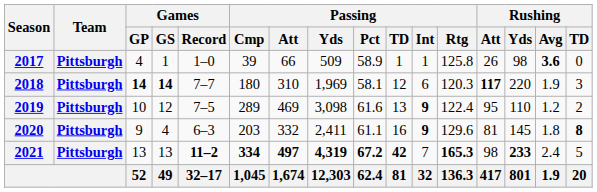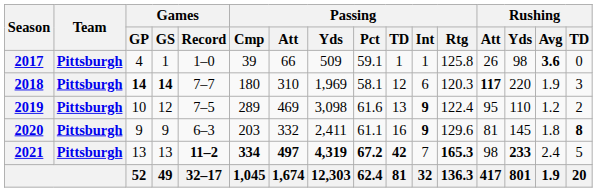(370, 61) 58.9 -> (370, 61) 59.1
(165, 130) 4 -> (165, 130) 9
